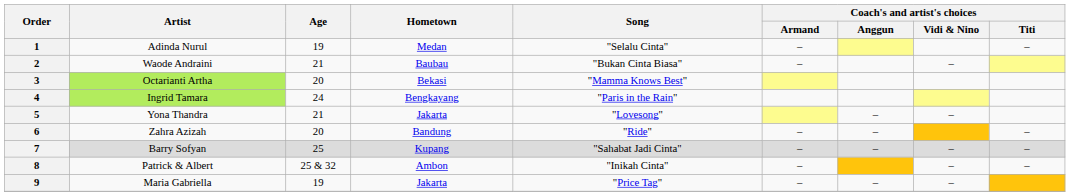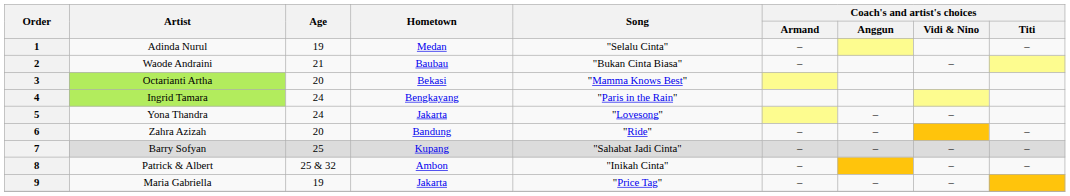(318, 115) 21 -> (318, 115) 24
